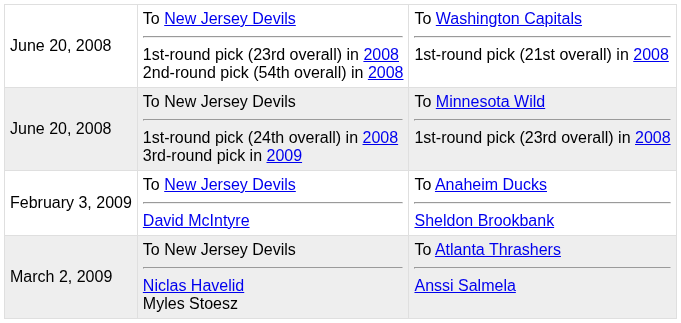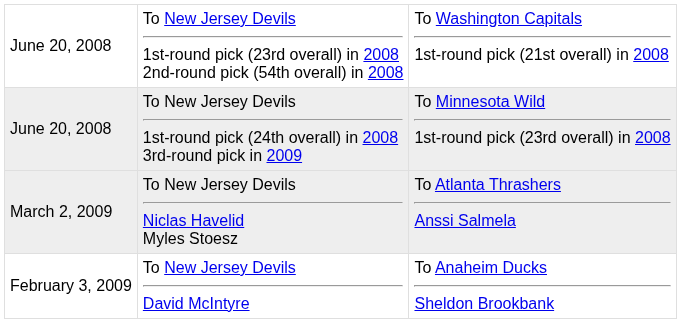rows swapped: (71, 202) <-> (61, 276)
